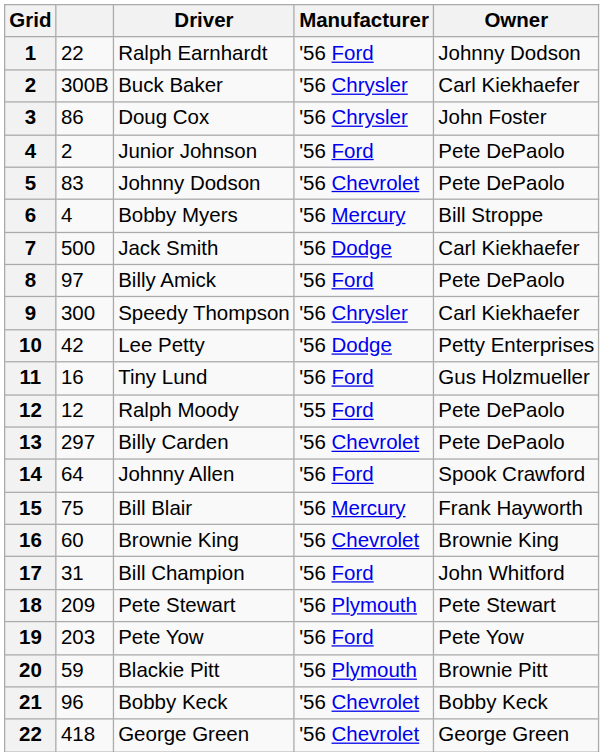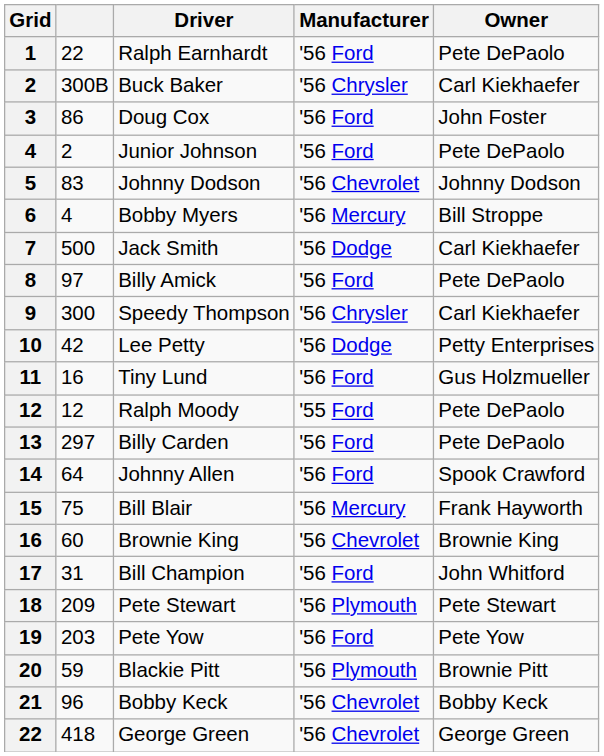(509, 53) Johnny Dodson -> (502, 53) Pete DePaolo
(353, 118) '56 Chrysler -> (336, 118) '56 Ford
(502, 183) Pete DePaolo -> (509, 183) Johnny Dodson
(359, 442) '56 Chevrolet -> (336, 442) '56 Ford
